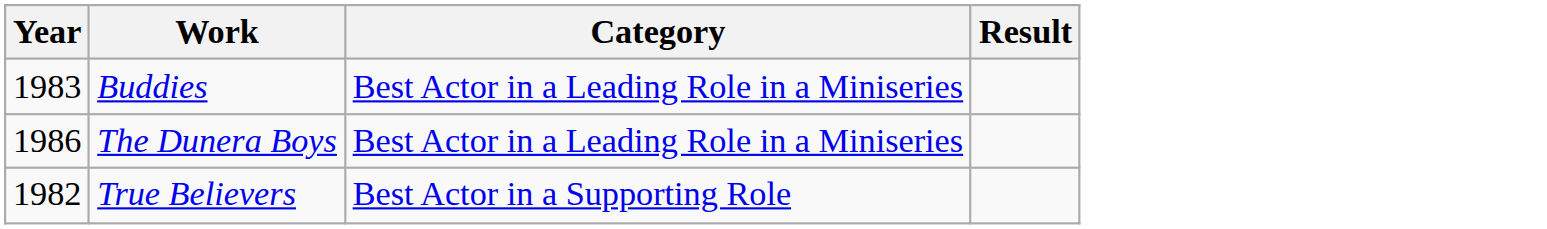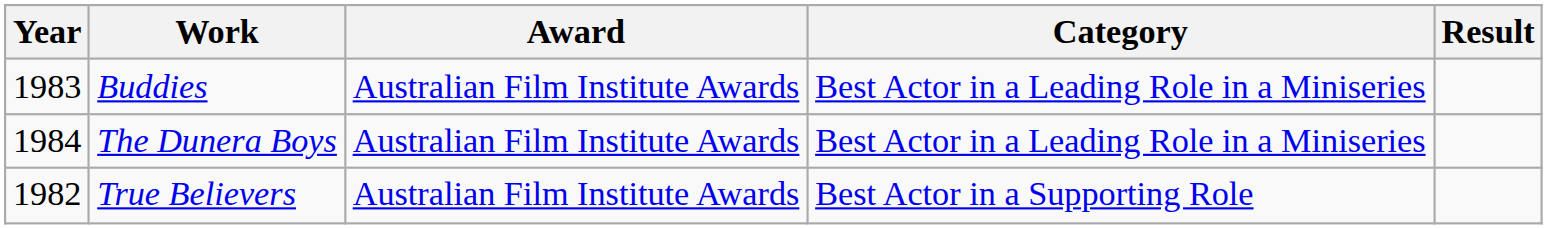+ column: (576, 31)
(47, 140) 1986 -> (47, 140) 1984
